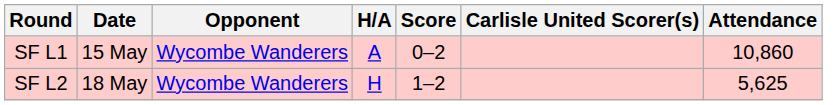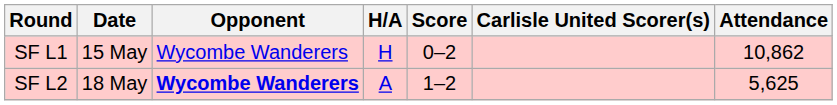(374, 52) A -> (385, 52) H
(763, 52) 10,860 -> (774, 52) 10,862
(252, 83) normal -> (258, 83) bold
(374, 83) H -> (385, 83) A
